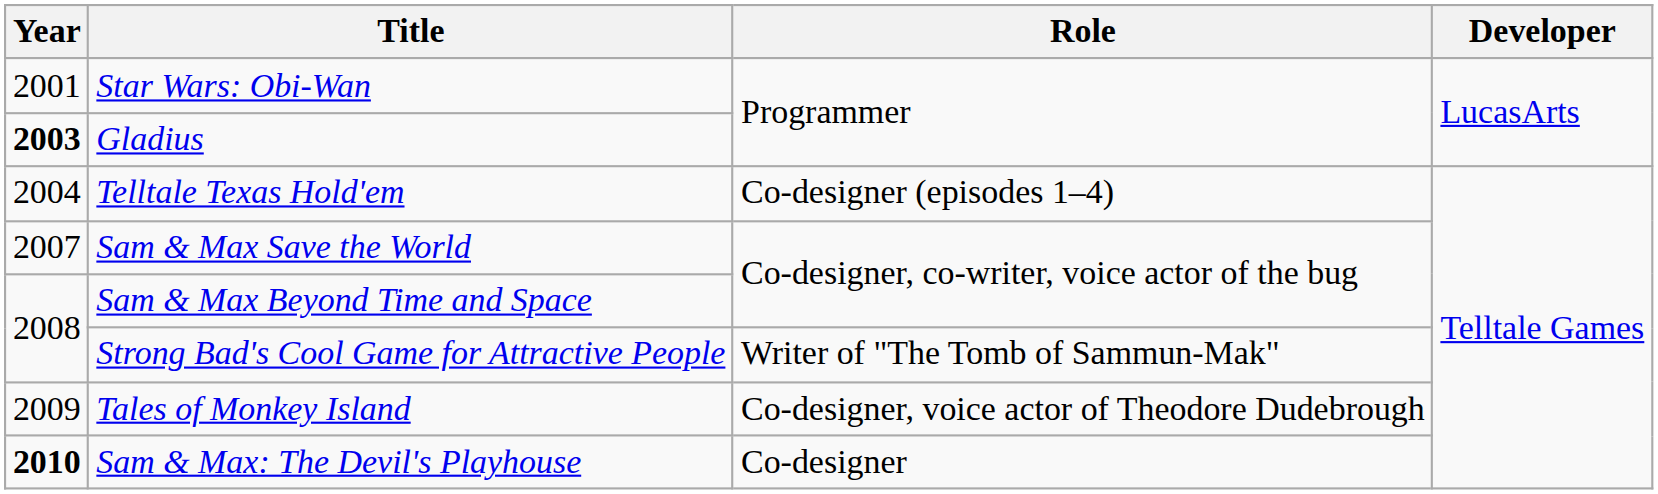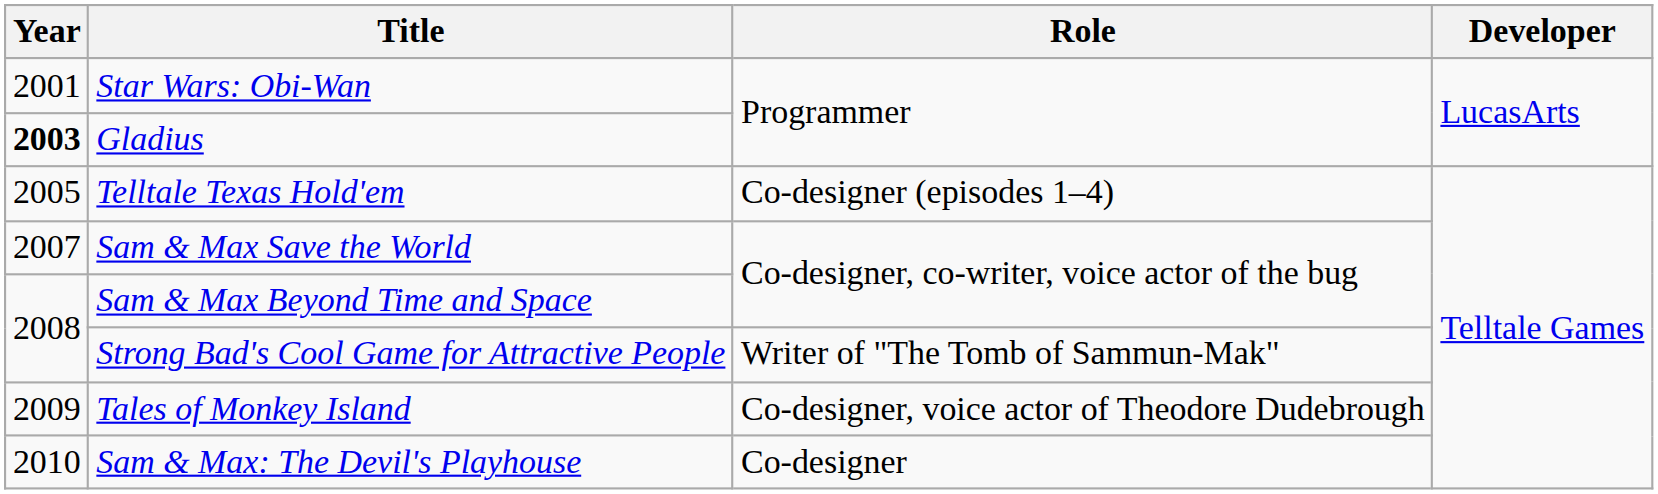(47, 192) 2004 -> (47, 192) 2005
(47, 461) bold -> (47, 461) normal
